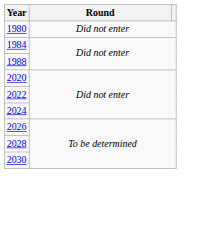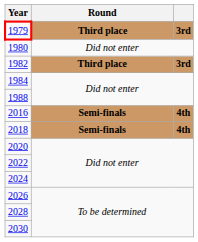+ row: (18, 30)
+ row: (18, 65)
+ row: (18, 114)
+ row: (18, 130)
